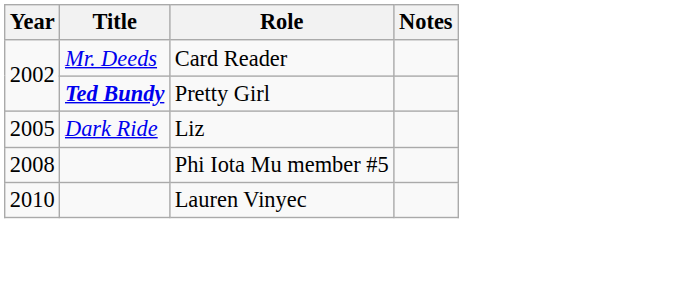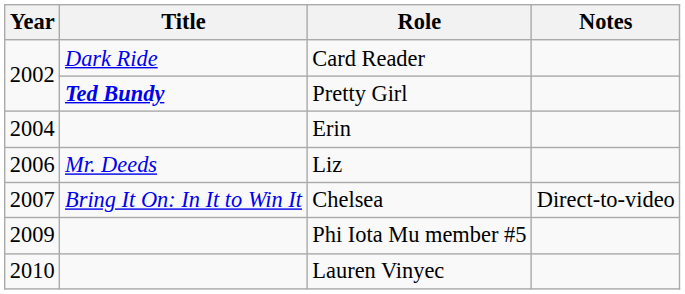(111, 57) Mr. Deeds -> (111, 57) Dark Ride
+ row: (332, 128)
(32, 128) 2005 -> (32, 164) 2006
(111, 128) Dark Ride -> (111, 164) Mr. Deeds
+ row: (348, 199)
(32, 164) 2008 -> (32, 235) 2009
